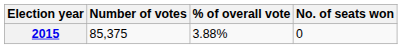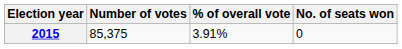(210, 33) 3.88% -> (210, 33) 3.91%
